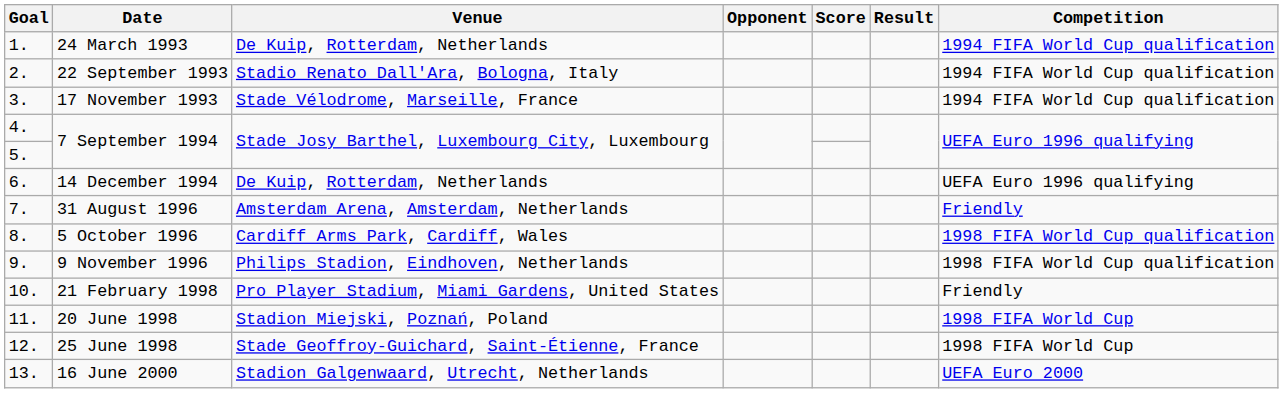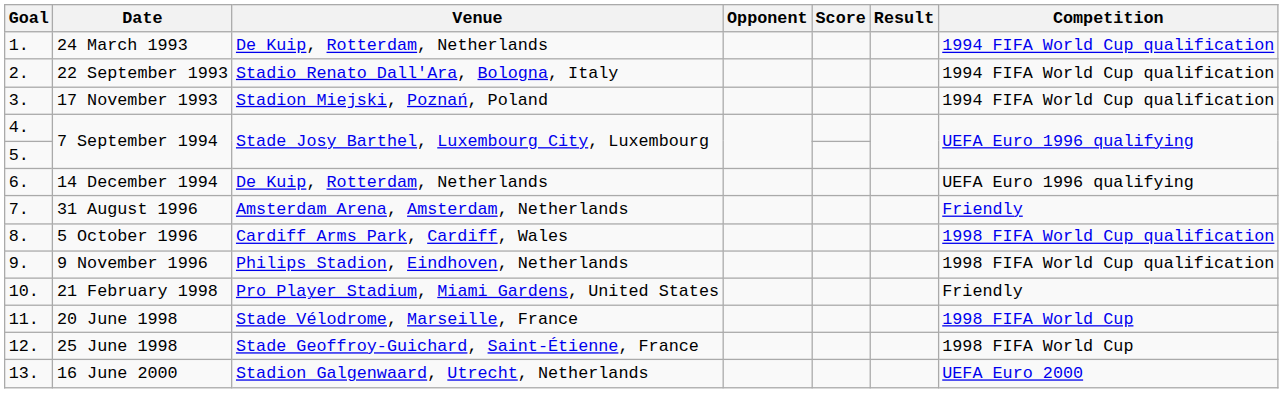(407, 100) Stade Vélodrome, Marseille, France -> (392, 100) Stadion Miejski, Poznań, Poland
(392, 319) Stadion Miejski, Poznań, Poland -> (407, 319) Stade Vélodrome, Marseille, France
